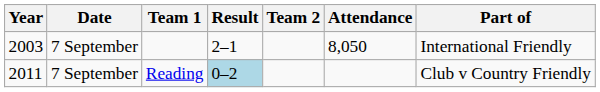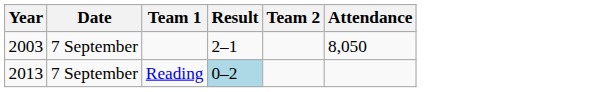- column: (506, 18)
(25, 73) 2011 -> (26, 73) 2013
